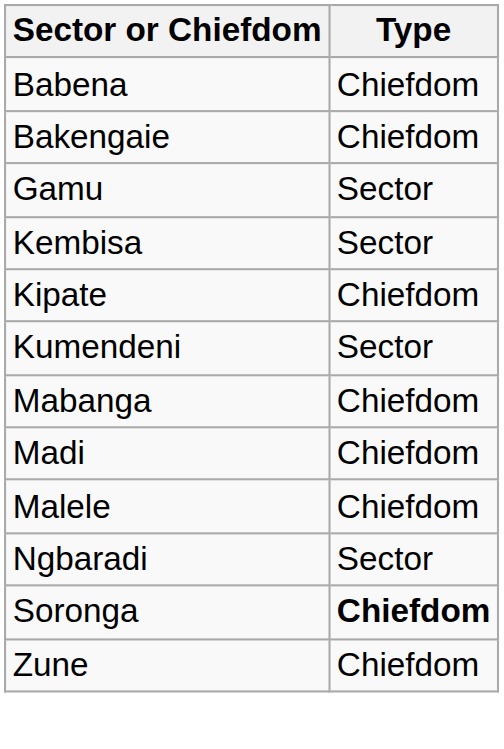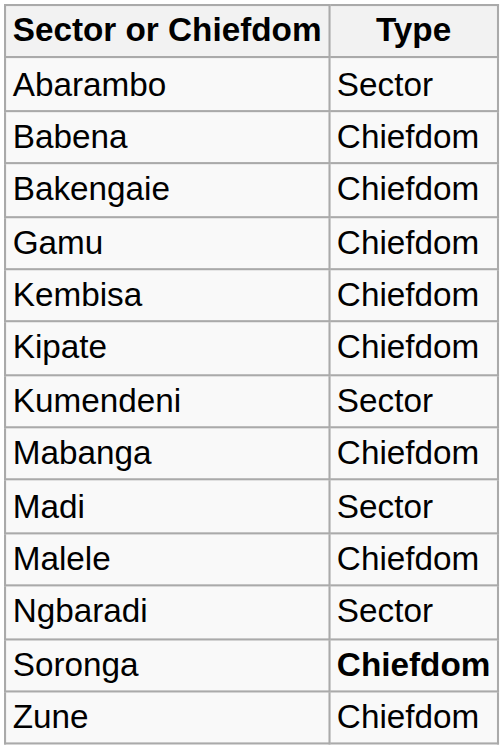+ row: (89, 83)
(385, 189) Sector -> (408, 242) Chiefdom
(385, 242) Sector -> (408, 294) Chiefdom
(408, 453) Chiefdom -> (385, 505) Sector
